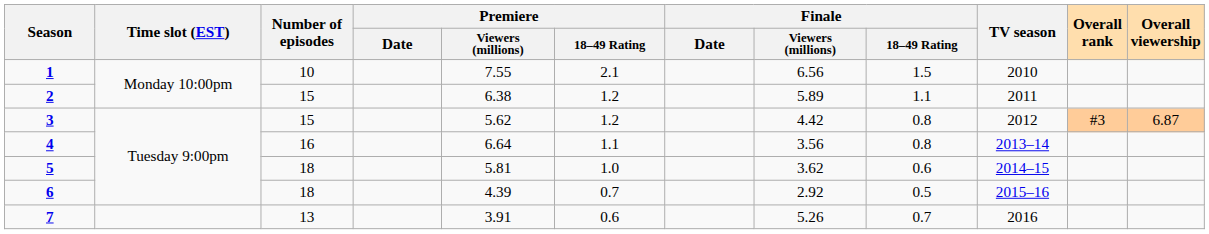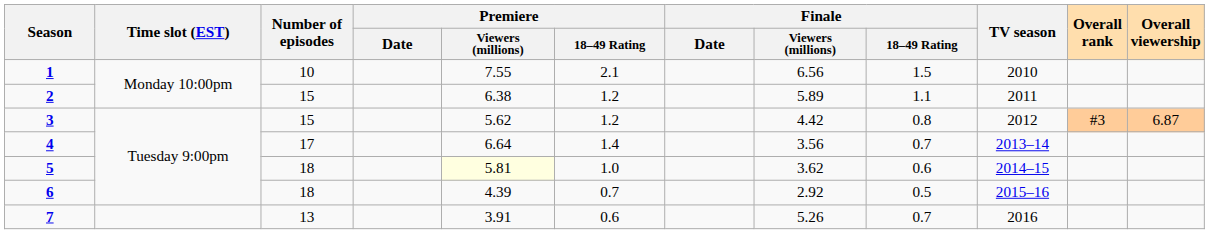(307, 144) 16 -> (307, 144) 17
(610, 144) 1.1 -> (610, 144) 1.4
(922, 144) 0.8 -> (922, 144) 0.7
(498, 168) no background -> (498, 168) lightyellow background
